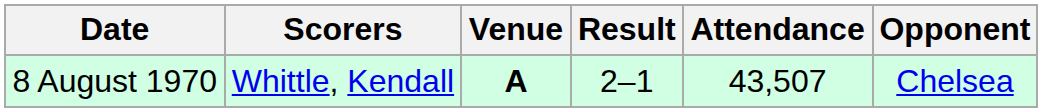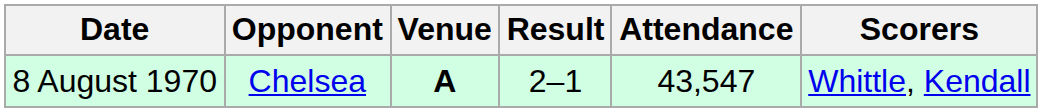columns swapped: (955, 29) <-> (343, 29)
(778, 80) 43,507 -> (706, 80) 43,547
